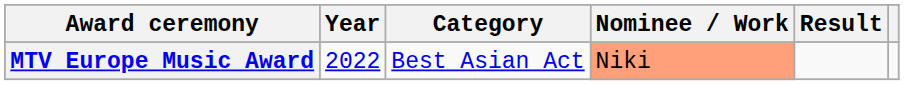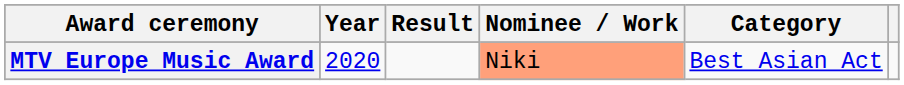columns swapped: (488, 24) <-> (841, 24)
(353, 61) 2022 -> (353, 61) 2020
